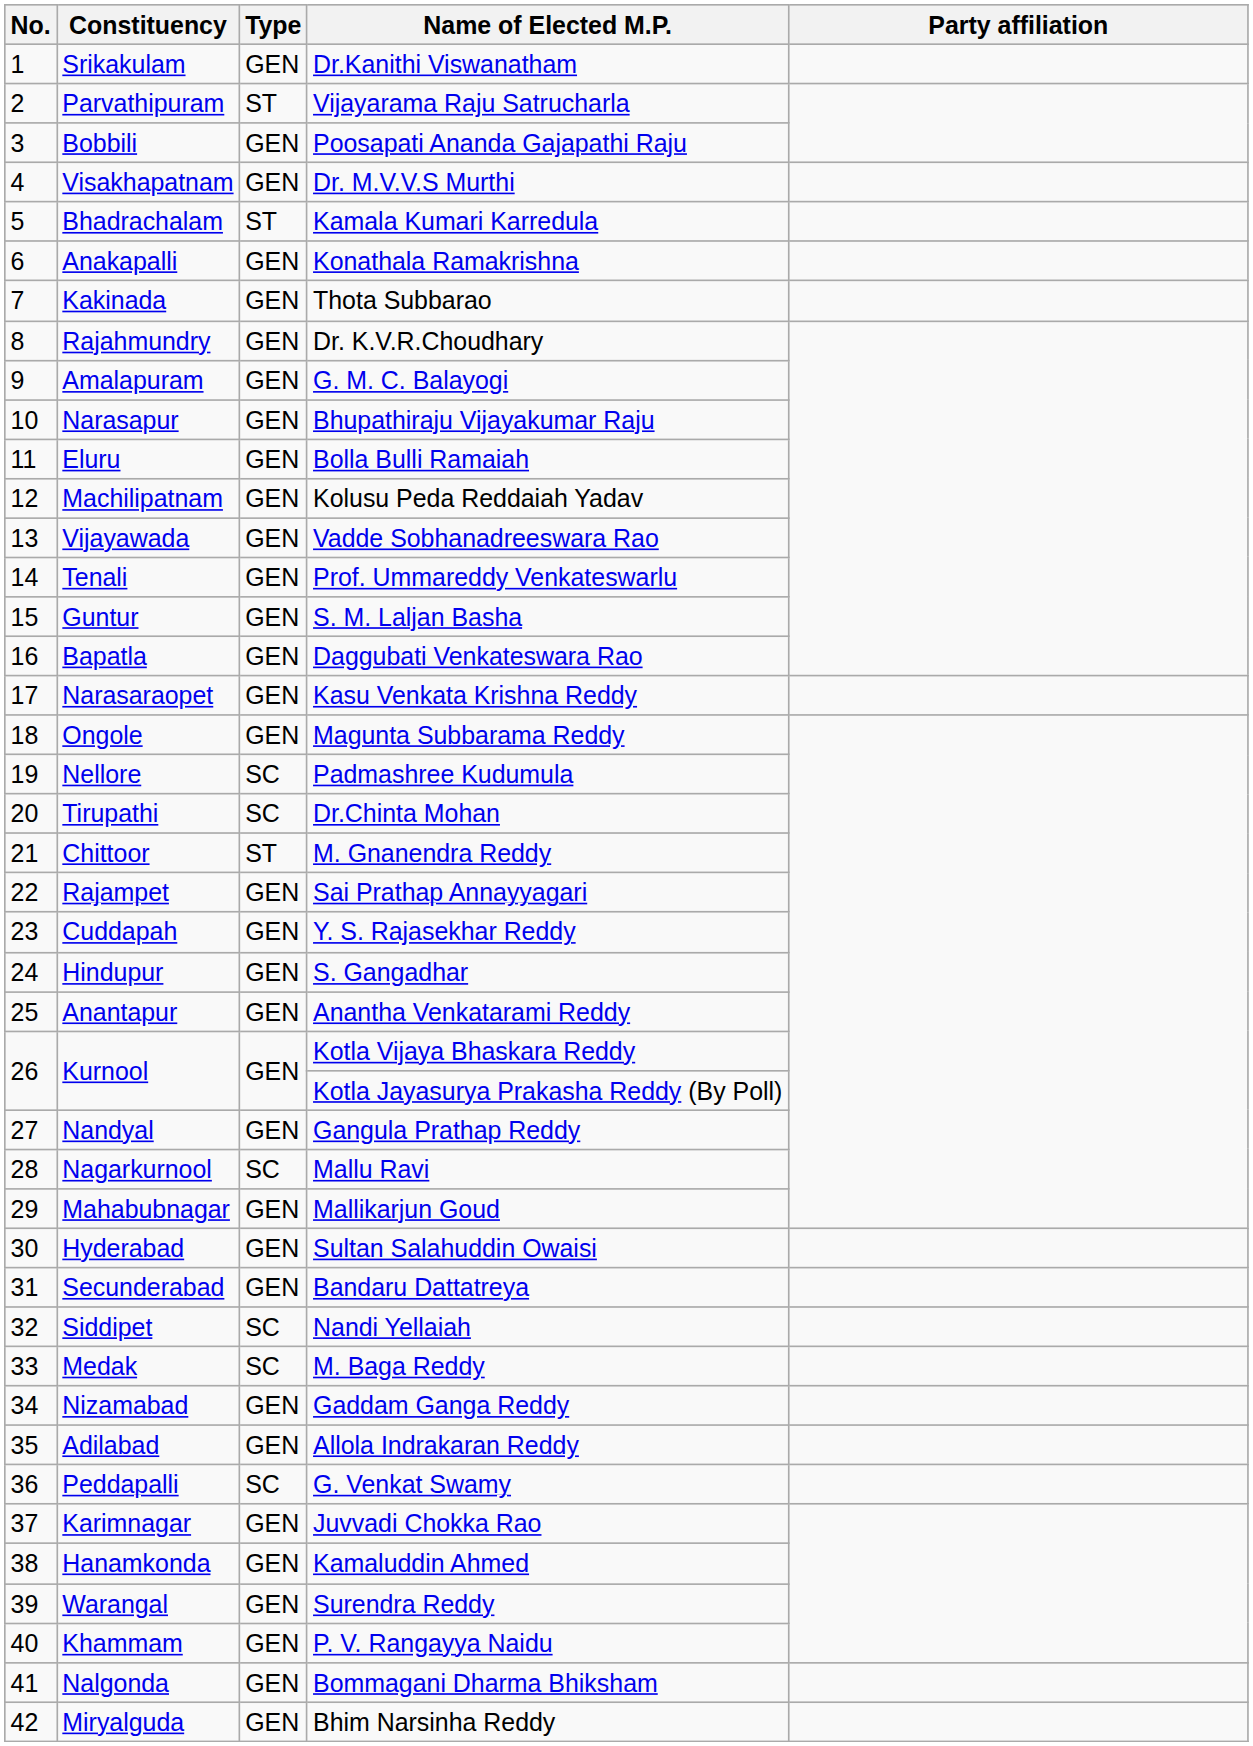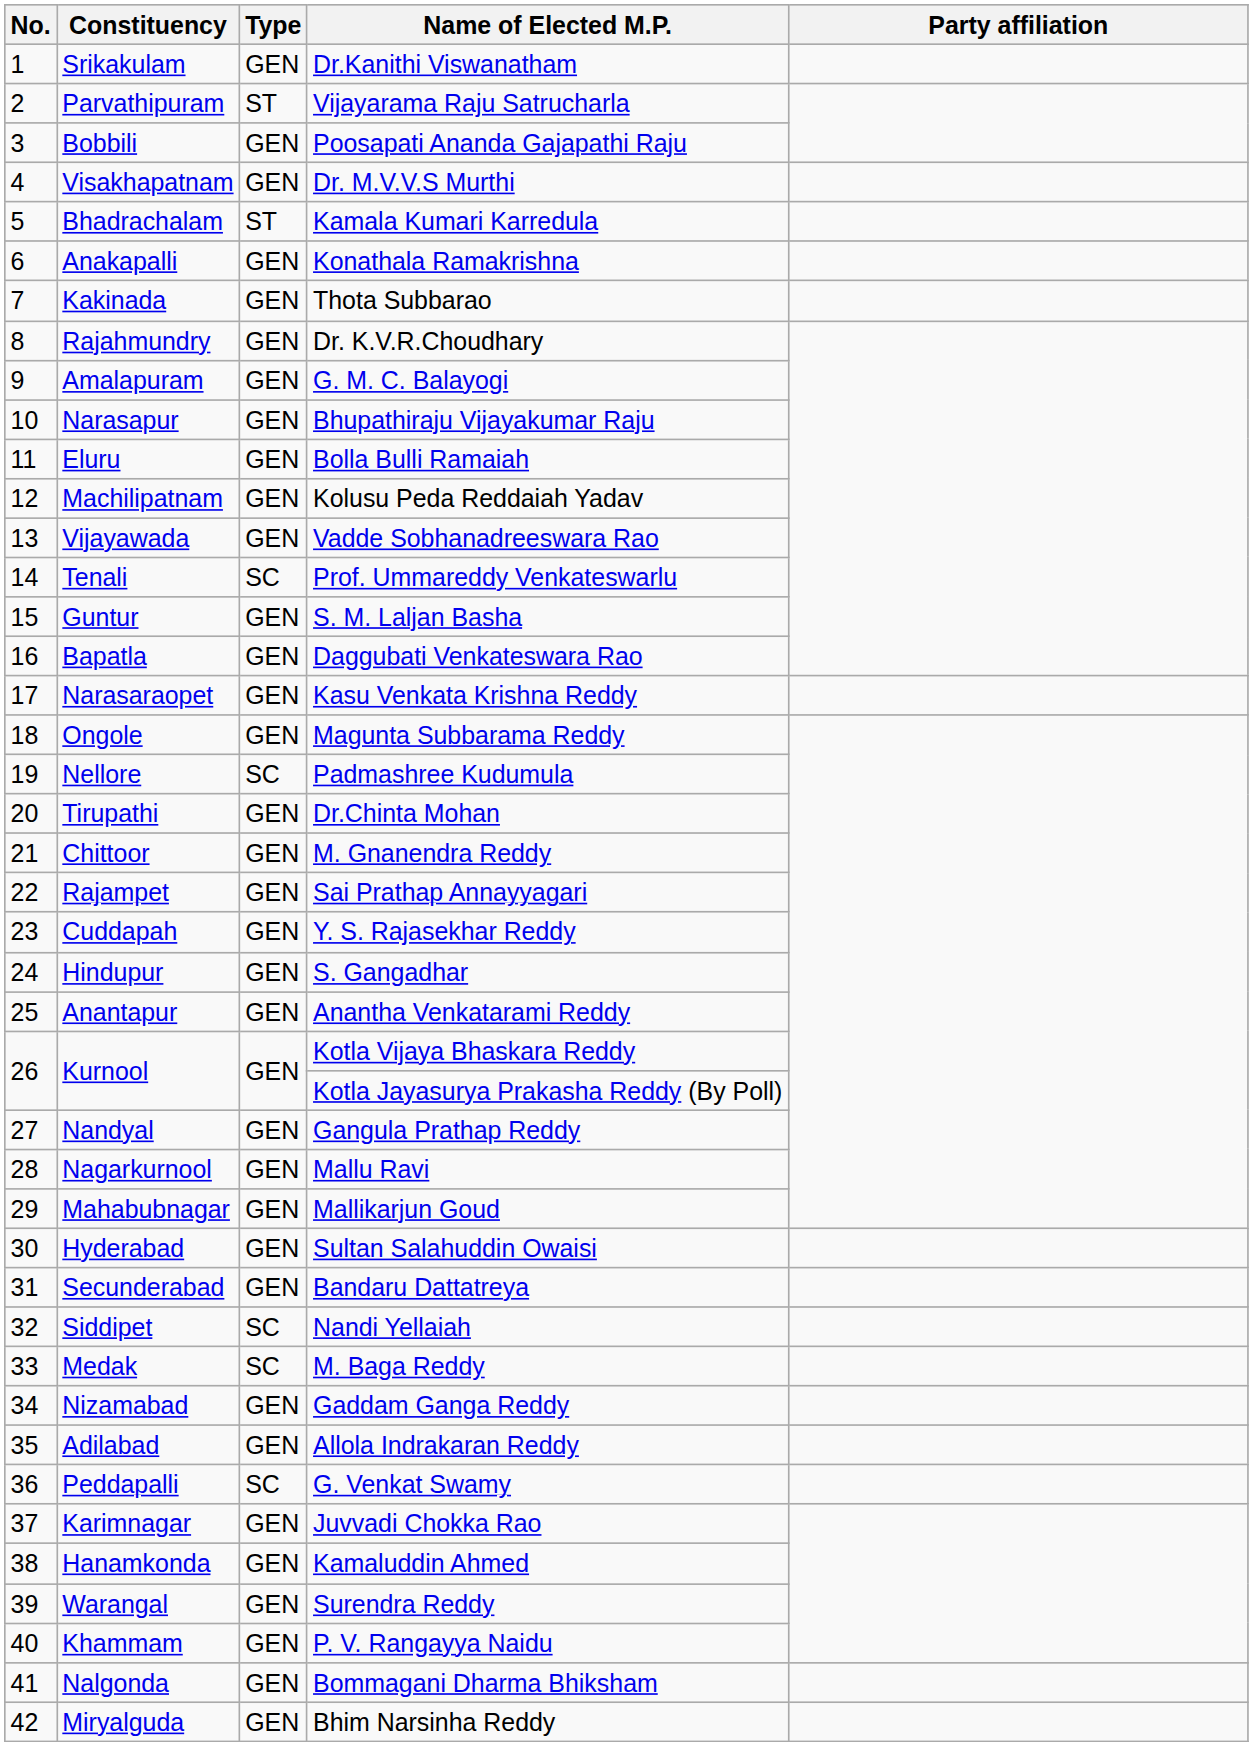(272, 577) GEN -> (262, 577) SC
(262, 814) SC -> (272, 814) GEN
(261, 853) ST -> (272, 853) GEN
(262, 1169) SC -> (272, 1169) GEN
